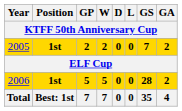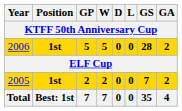rows swapped: (19, 47) <-> (19, 81)
